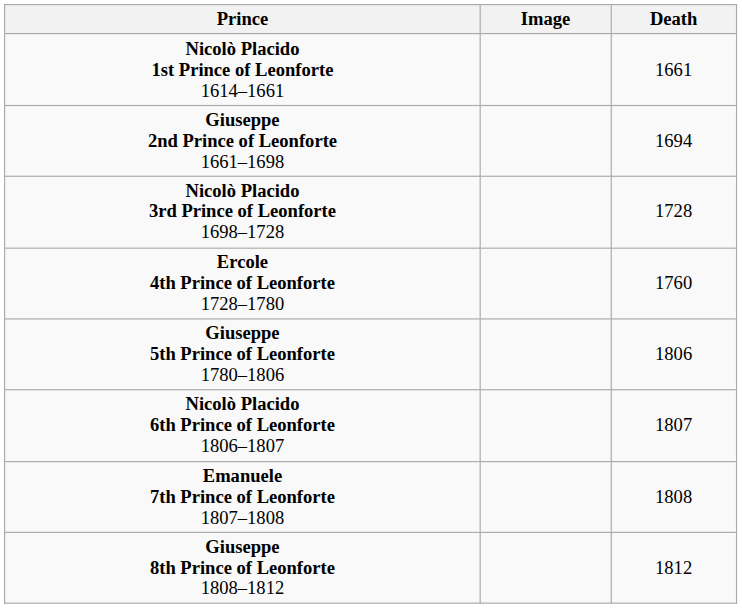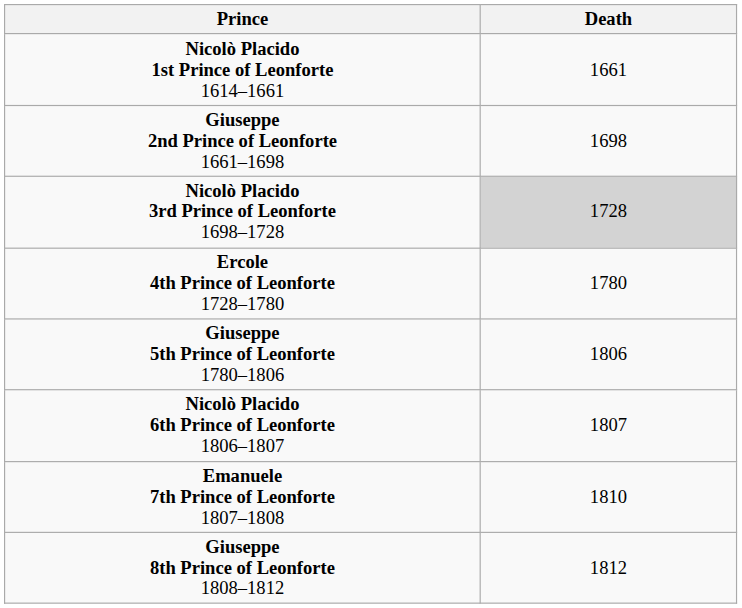- column: (546, 19)
(674, 140) 1694 -> (608, 140) 1698
(674, 211) no background -> (608, 211) lightgrey background
(674, 283) 1760 -> (608, 283) 1780
(674, 496) 1808 -> (608, 496) 1810
